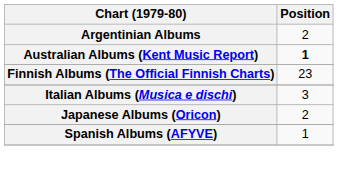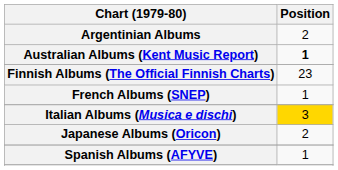+ row: (141, 94)
(305, 94) no background -> (305, 114) gold background
